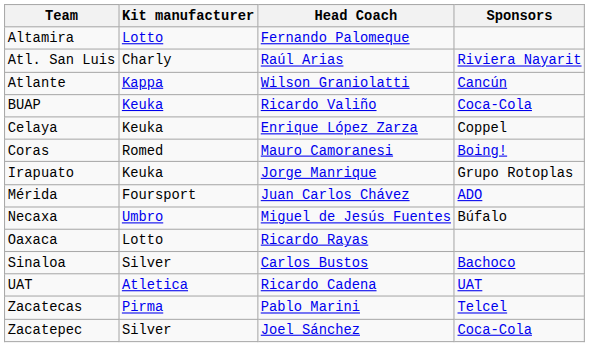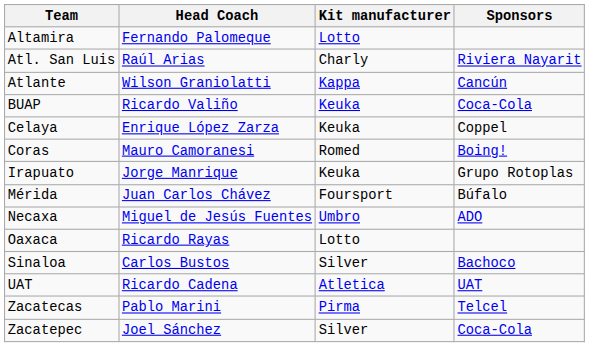columns swapped: (356, 16) <-> (188, 16)
(470, 195) ADO -> (482, 195) Búfalo
(482, 218) Búfalo -> (470, 218) ADO
